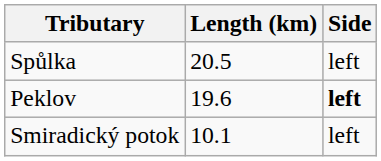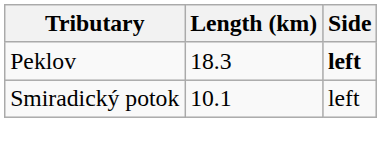- row: (43, 60)
(211, 98) 19.6 -> (211, 60) 18.3
